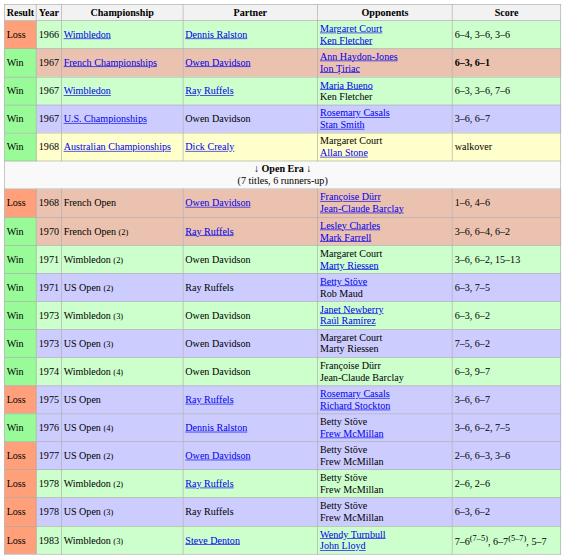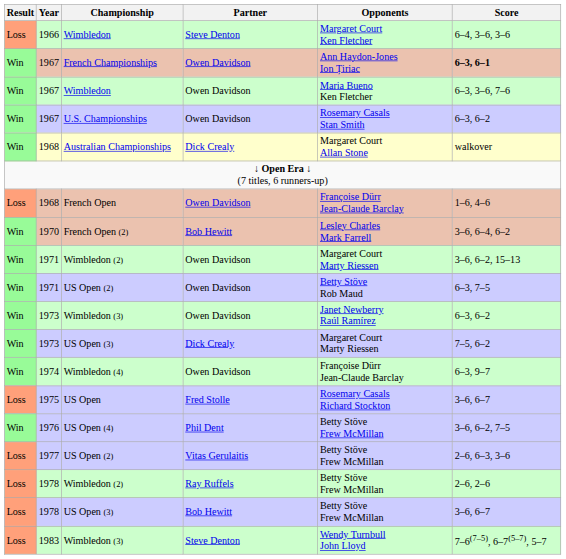(216, 34) Dennis Ralston -> (213, 34) Steve Denton
(209, 90) Ray Ruffels -> (218, 90) Owen Davidson
(472, 118) 3–6, 6–7 -> (472, 118) 6–3, 6–2
(209, 230) Ray Ruffels -> (209, 230) Bob Hewitt
(209, 287) Ray Ruffels -> (218, 287) Owen Davidson
(218, 343) Owen Davidson -> (210, 343) Dick Crealy
(209, 399) Ray Ruffels -> (208, 399) Fred Stolle
(216, 427) Dennis Ralston -> (205, 427) Phil Dent
(218, 455) Owen Davidson -> (217, 455) Vitas Gerulaitis
(209, 511) Ray Ruffels -> (209, 511) Bob Hewitt
(472, 511) 6–3, 6–2 -> (472, 511) 3–6, 6–7
